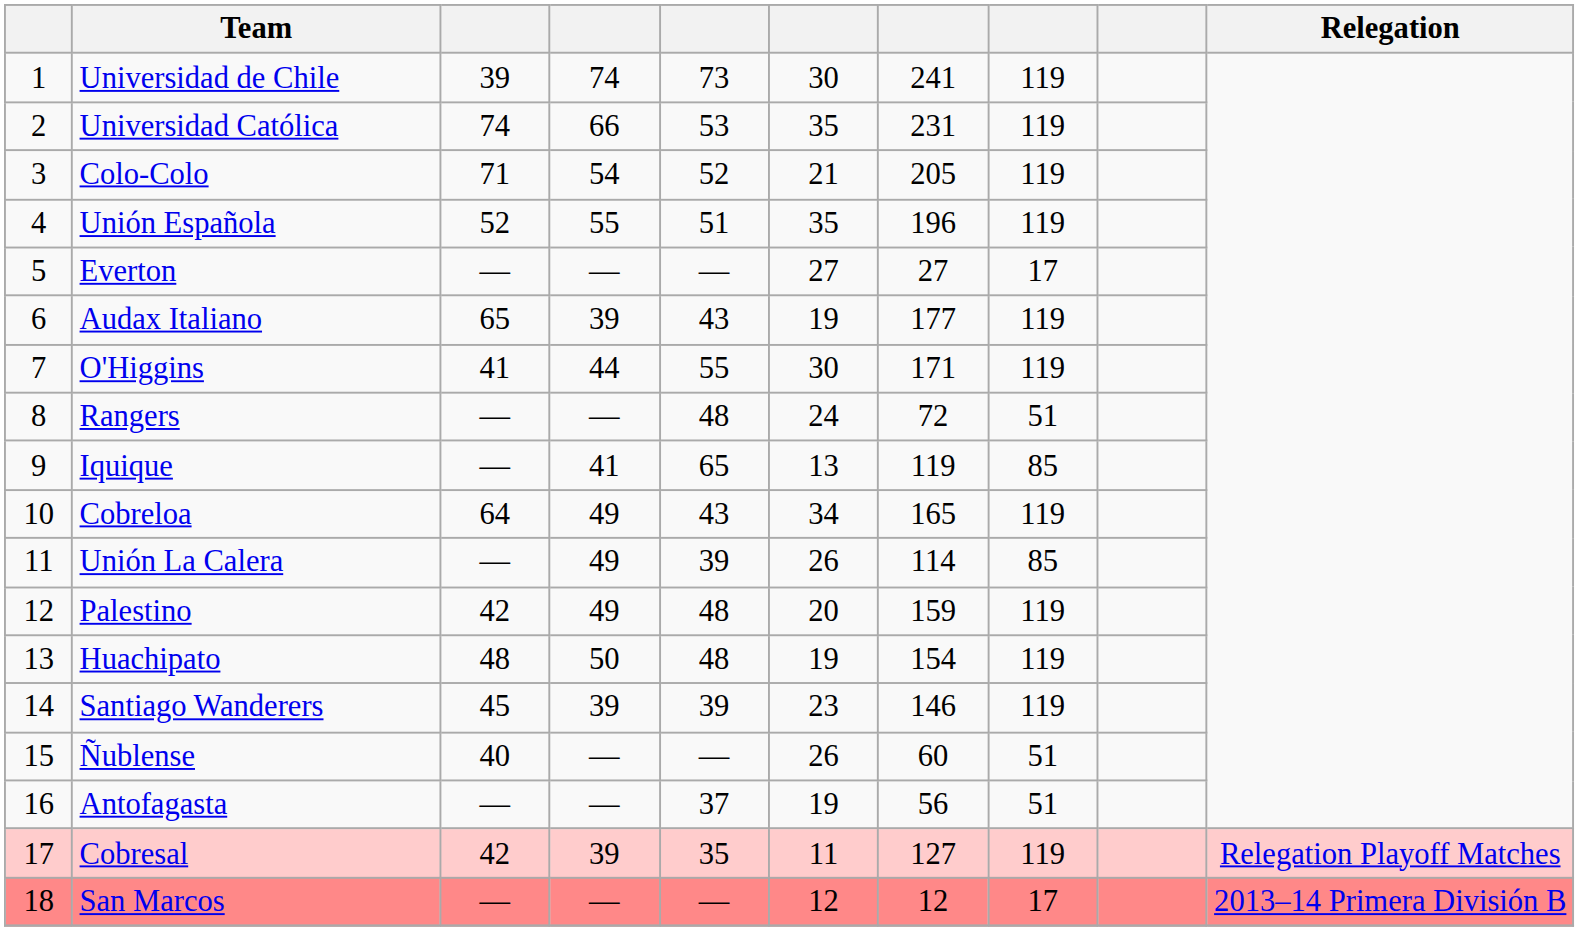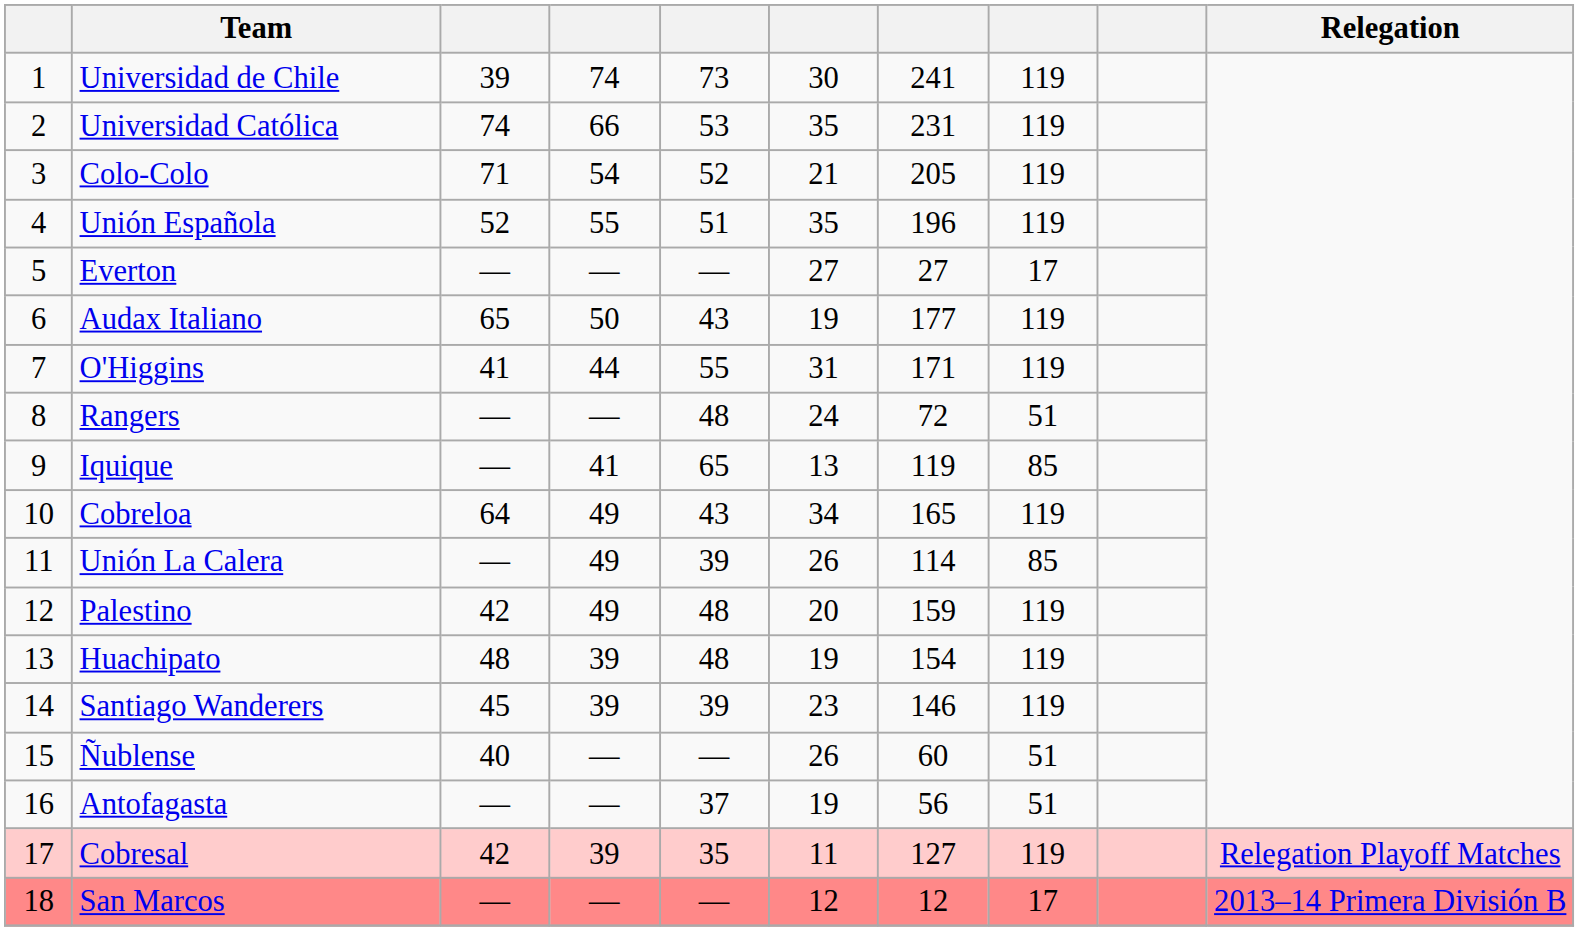(604, 319) 39 -> (604, 319) 50
(824, 367) 30 -> (824, 367) 31
(604, 658) 50 -> (604, 658) 39
